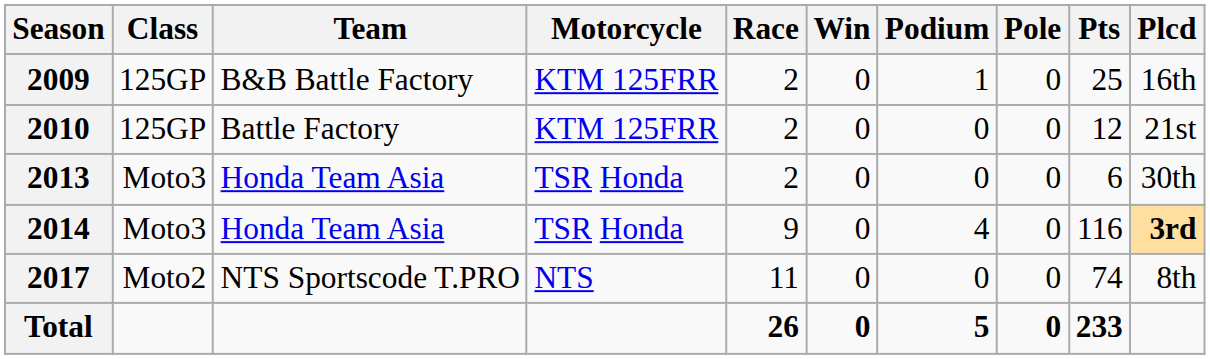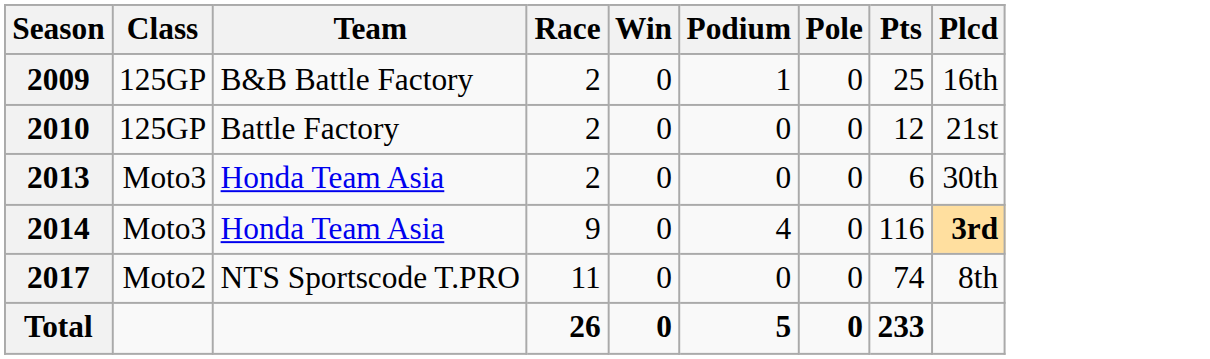- column: (626, 29)
